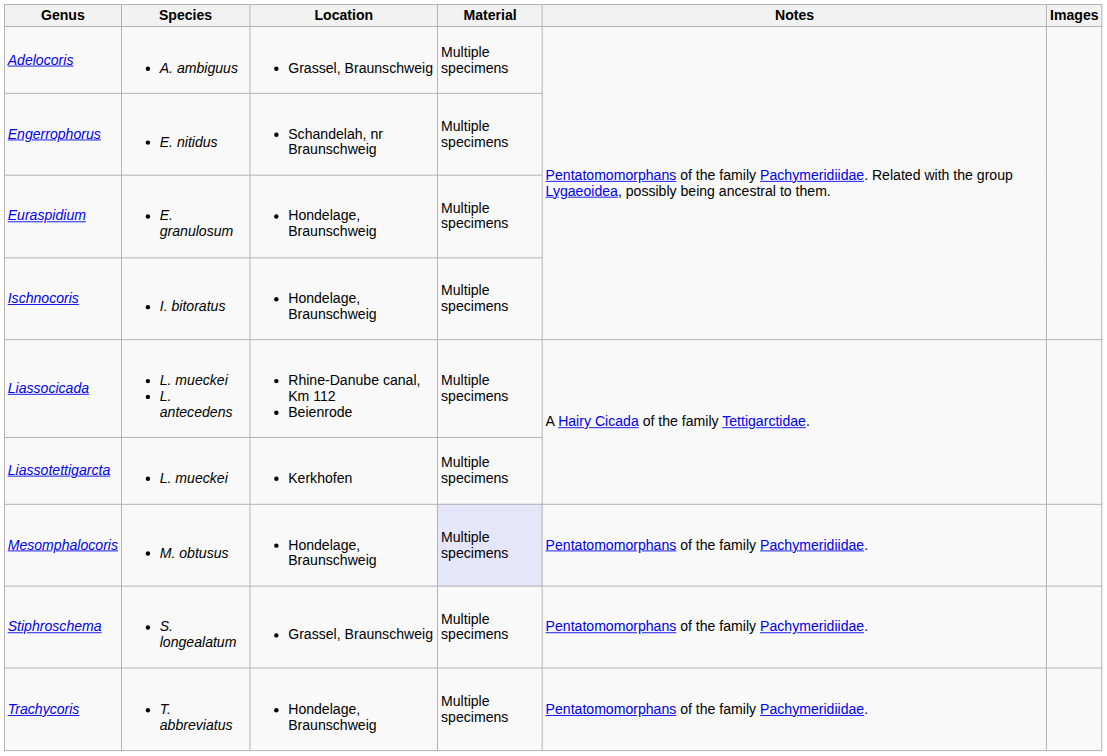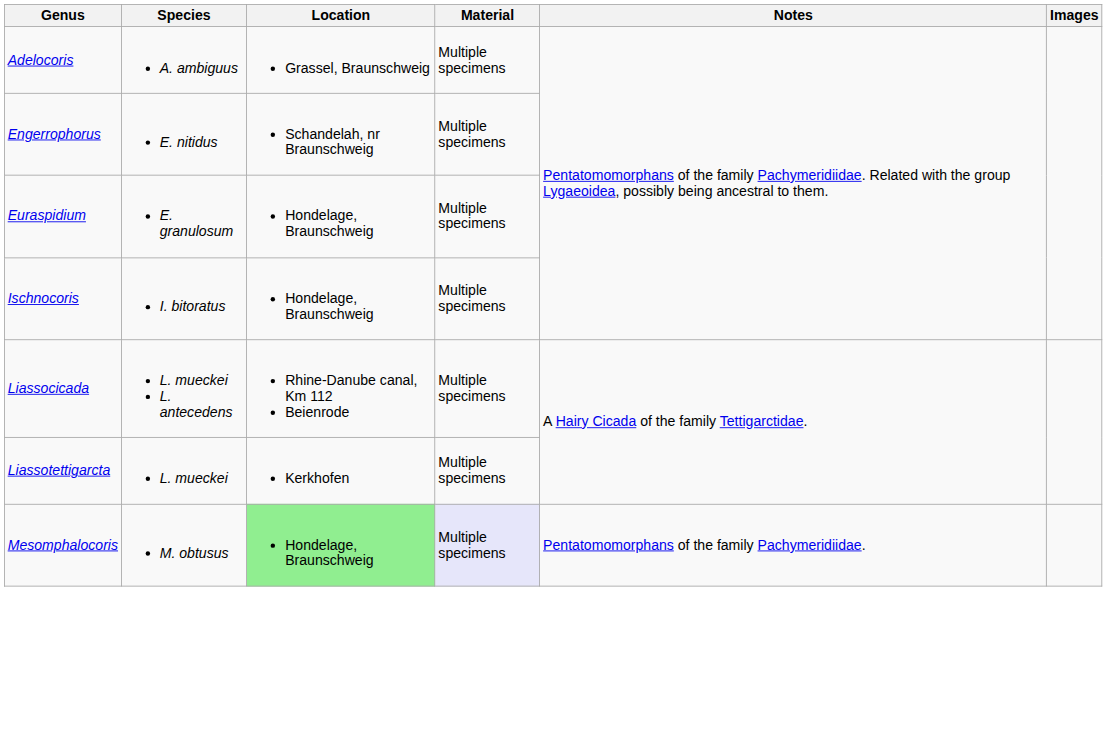(344, 553) no background -> (341, 553) lightgreen background
- row: (55, 627)
- row: (44, 709)
